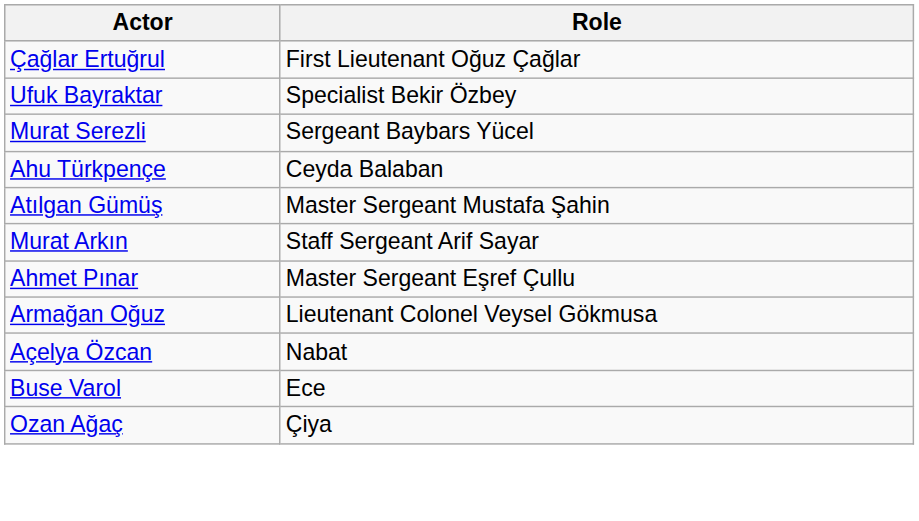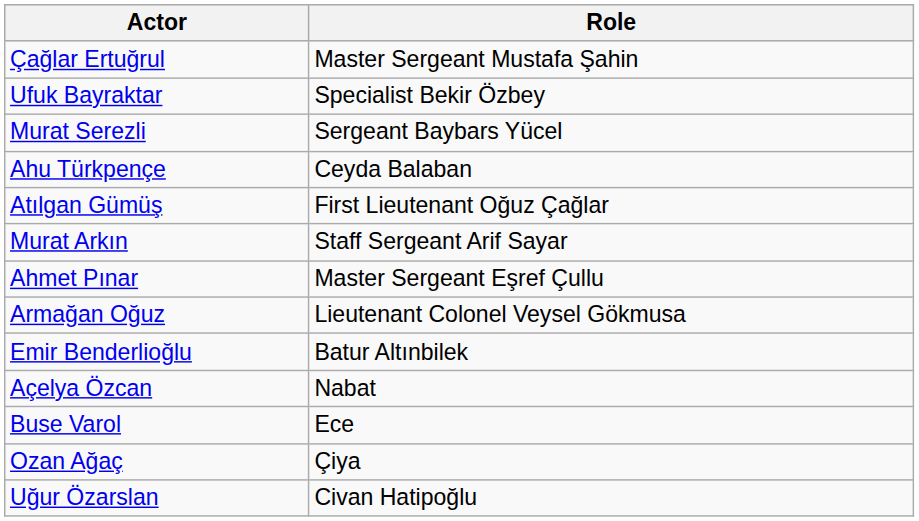(433, 59) First Lieutenant Oğuz Çağlar -> (476, 59) Master Sergeant Mustafa Şahin
(448, 205) Master Sergeant Mustafa Şahin -> (462, 205) First Lieutenant Oğuz Çağlar
+ row: (101, 351)
+ row: (84, 497)
